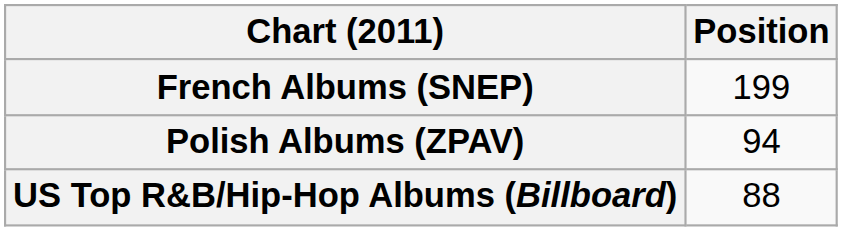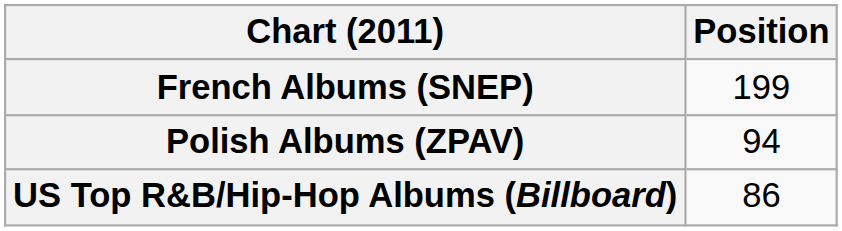(761, 196) 88 -> (761, 196) 86
